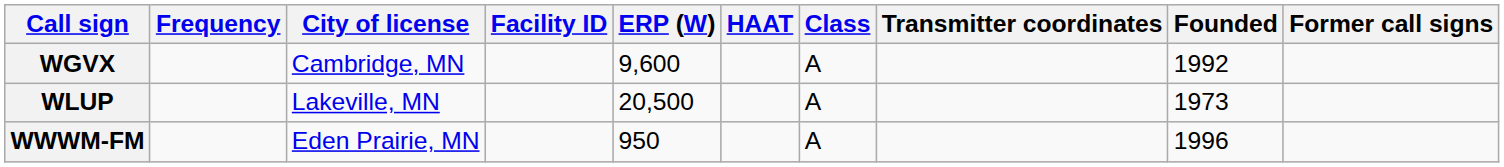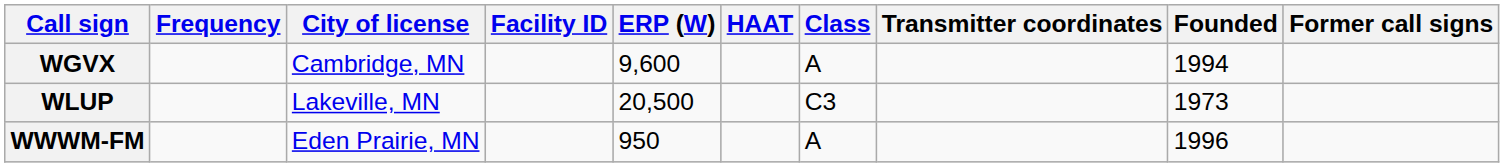(1201, 63) 1992 -> (1201, 63) 1994
(813, 102) A -> (820, 102) C3
